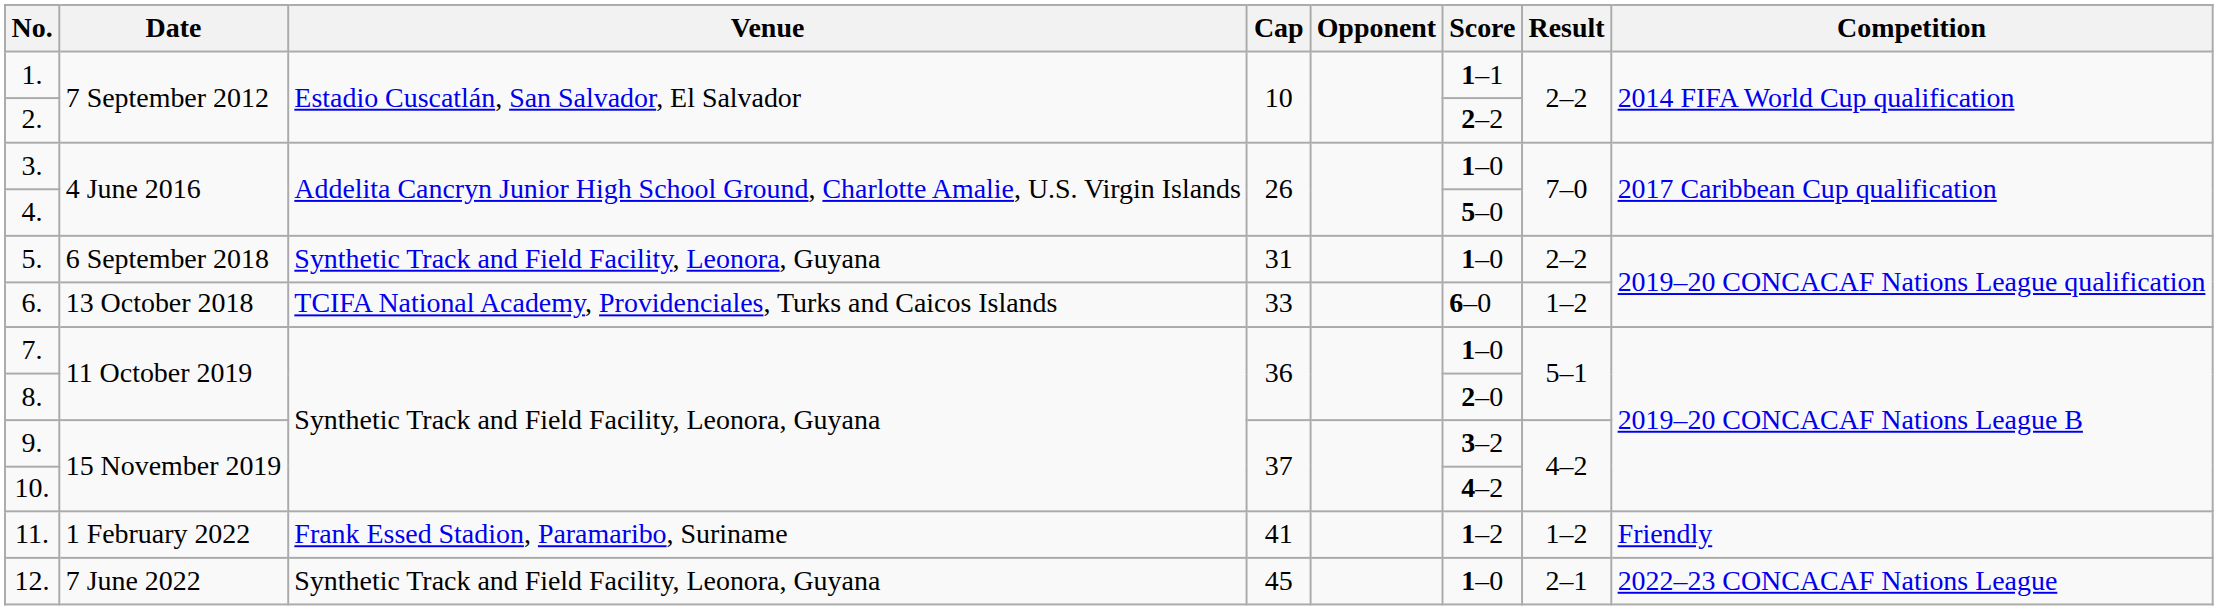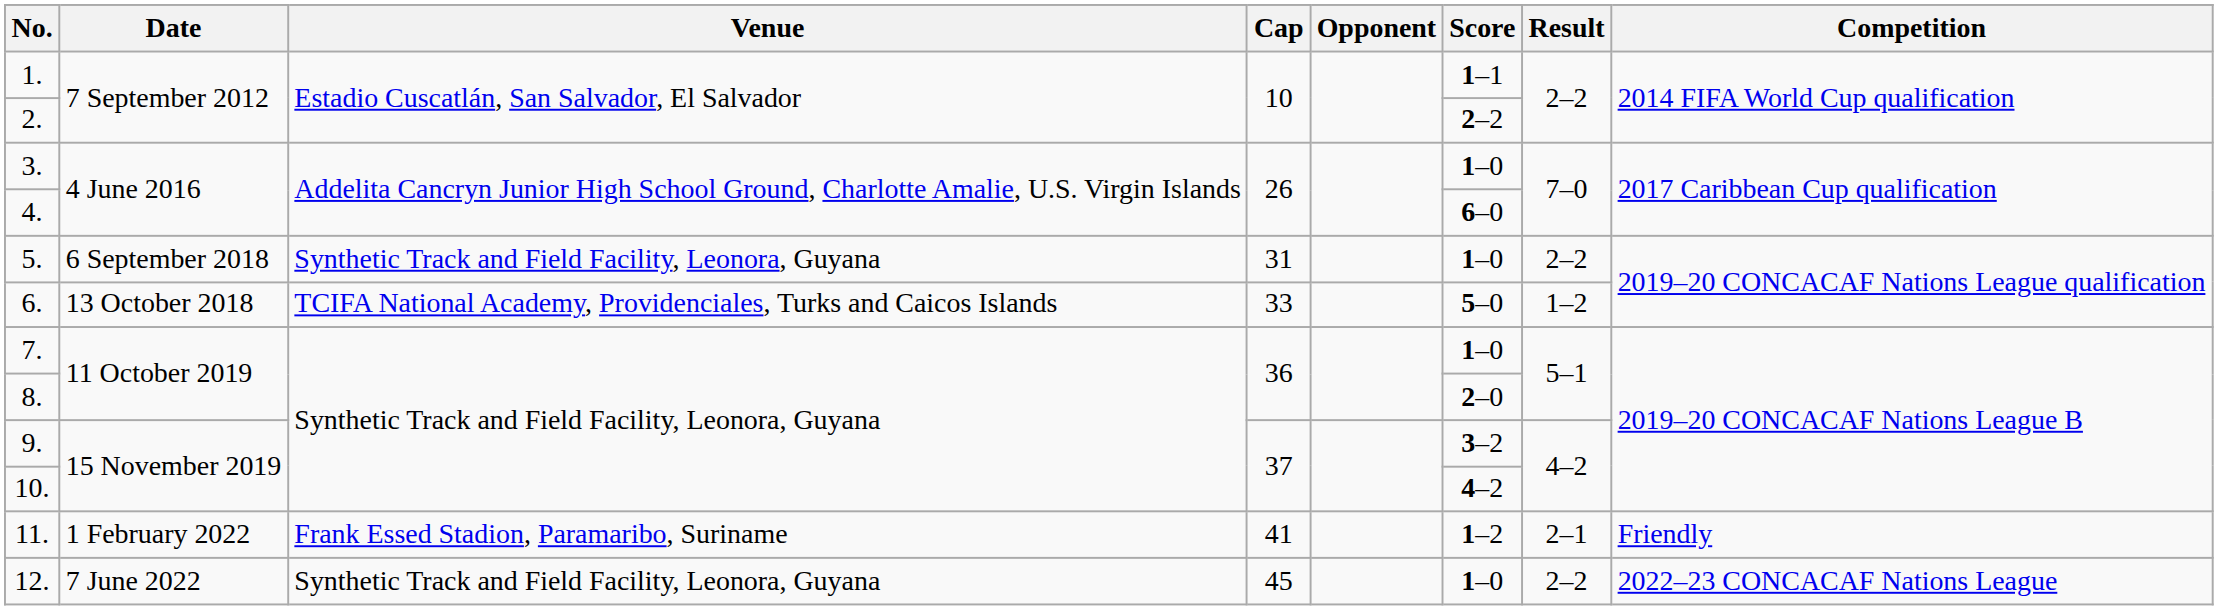(1482, 212) 5–0 -> (1482, 212) 6–0
(1470, 304) 6–0 -> (1482, 304) 5–0
(1567, 534) 1–2 -> (1567, 534) 2–1
(1567, 580) 2–1 -> (1567, 580) 2–2
